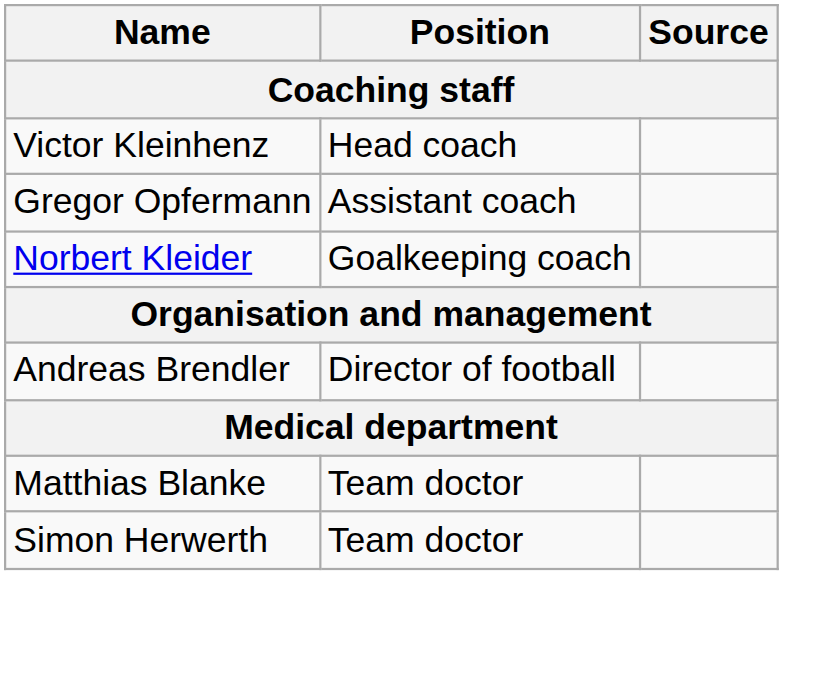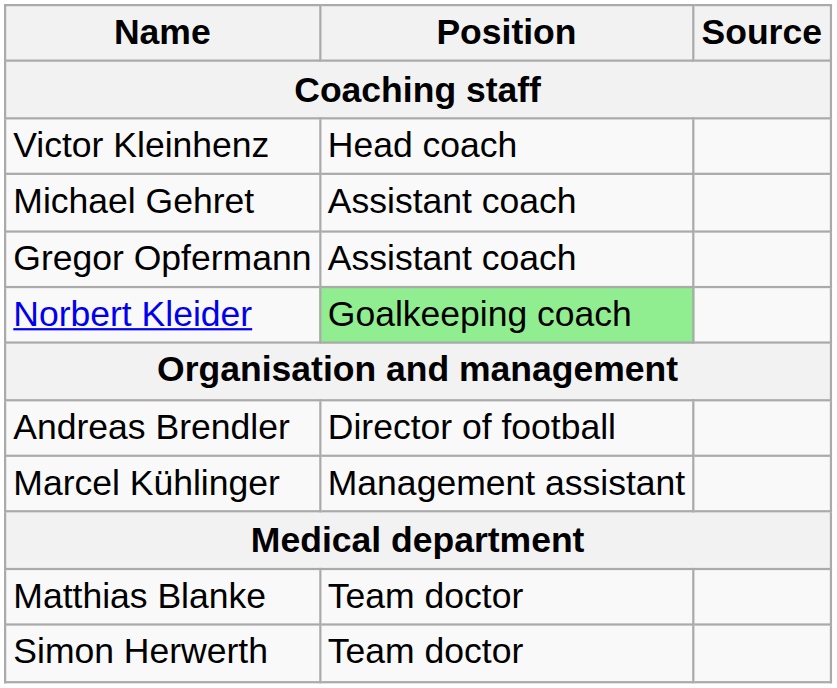+ row: (134, 201)
(480, 257) no background -> (480, 314) lightgreen background
+ row: (147, 483)
